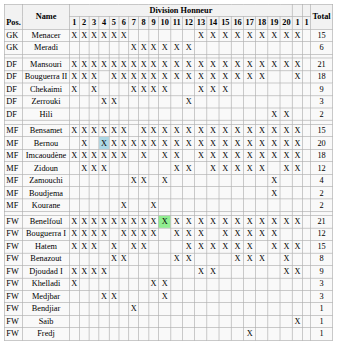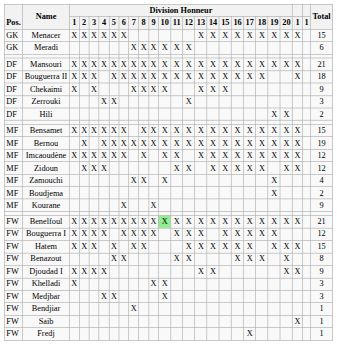(104, 142) lightblue background -> (104, 142) no background
(322, 142) 20 -> (322, 142) 19
(322, 155) 18 -> (322, 155) 12
(322, 205) 2 -> (322, 205) 9
